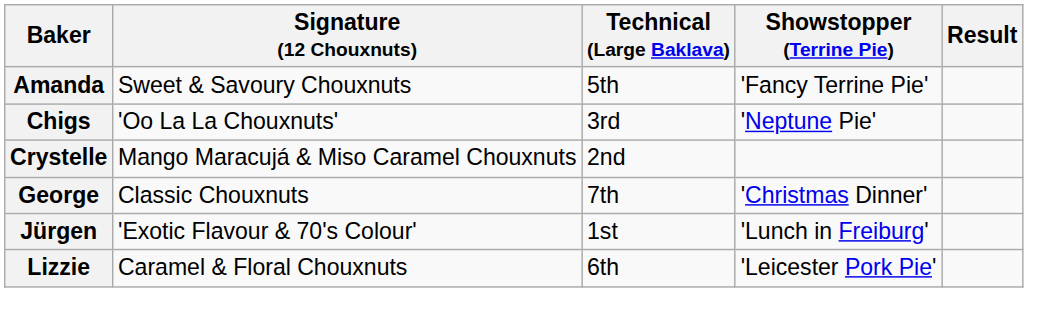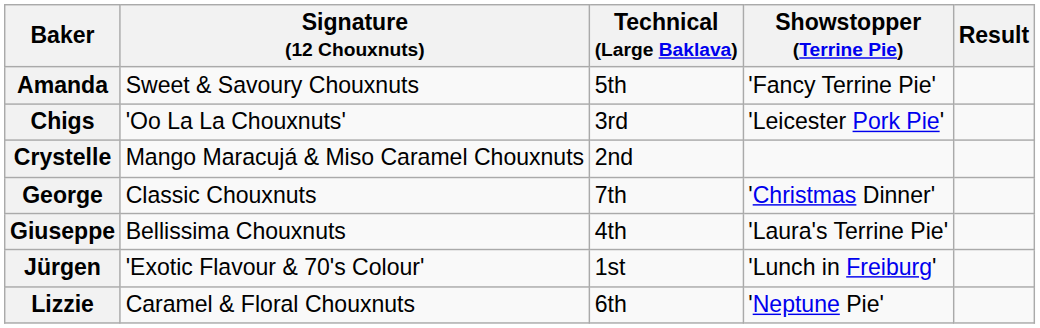(808, 121) 'Neptune Pie' -> (846, 121) 'Leicester Pork Pie'
+ row: (63, 231)
(839, 267) 'Leicester Pork Pie' -> (816, 304) 'Neptune Pie'
